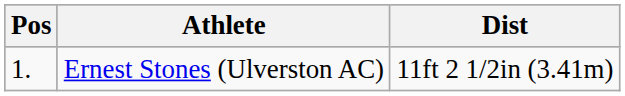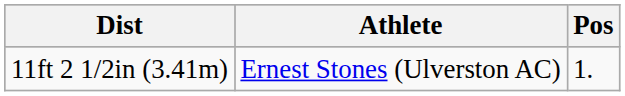columns swapped: (31, 25) <-> (505, 25)
